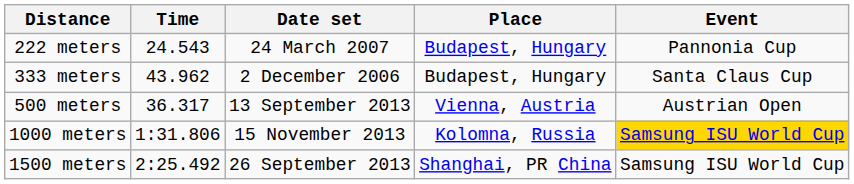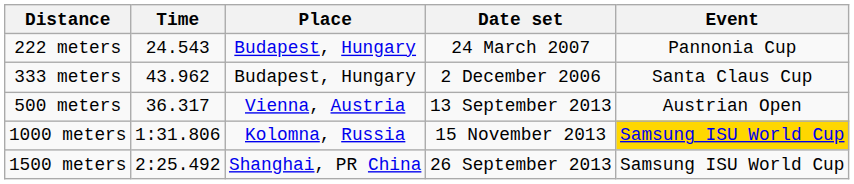columns swapped: (320, 19) <-> (515, 19)
